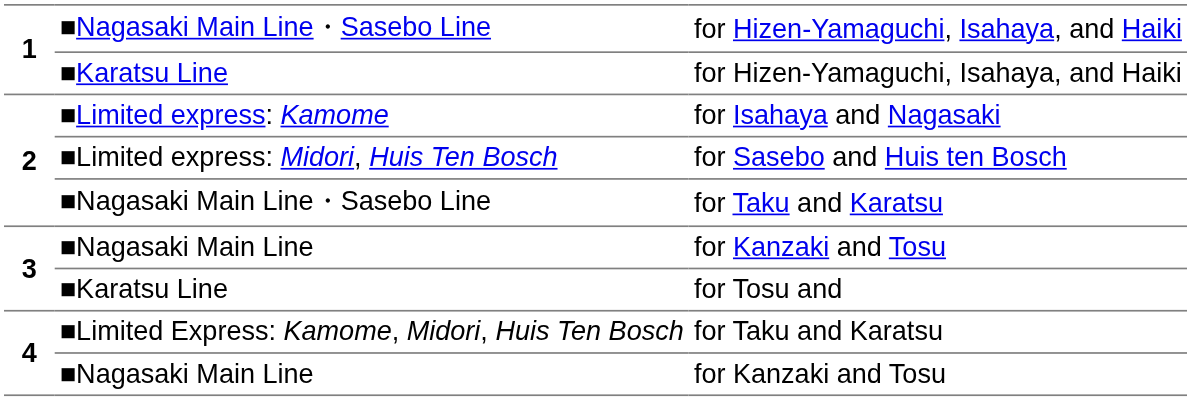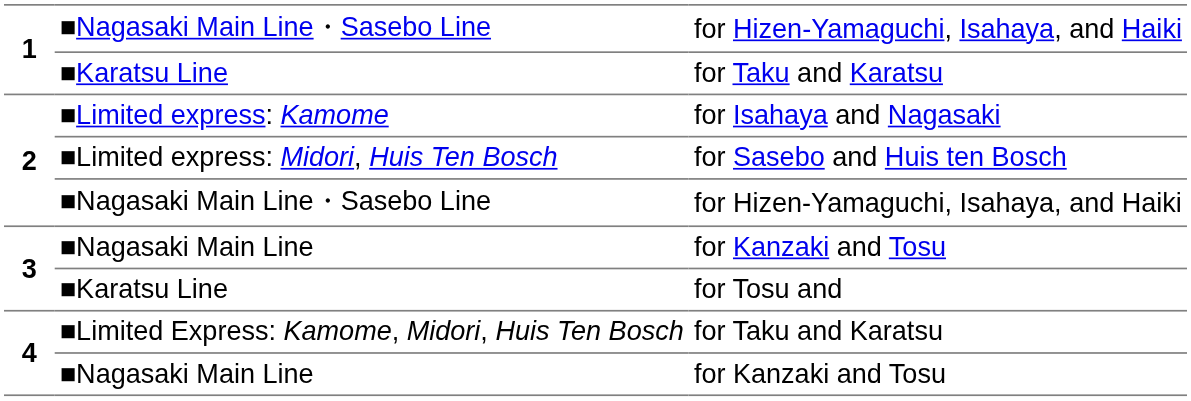(938, 72) for Hizen-Yamaguchi, Isahaya, and Haiki -> (818, 72) for Taku and Karatsu
(818, 202) for Taku and Karatsu -> (938, 202) for Hizen-Yamaguchi, Isahaya, and Haiki
